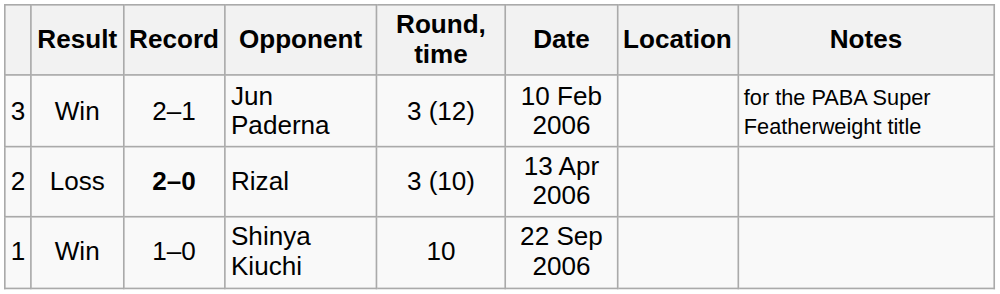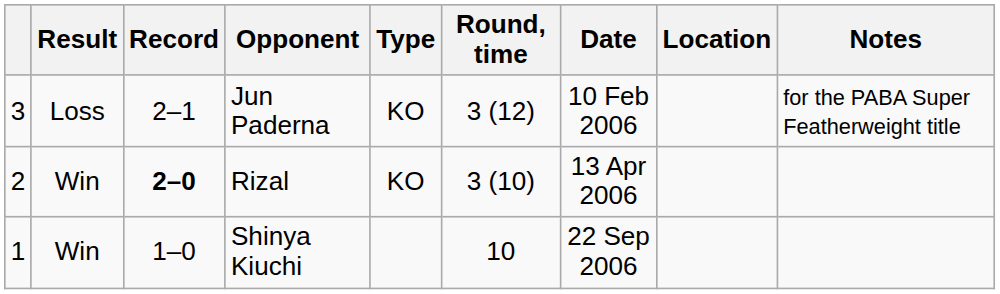+ column: (406, 39)
(77, 110) Win -> (77, 110) Loss
(77, 181) Loss -> (77, 181) Win
